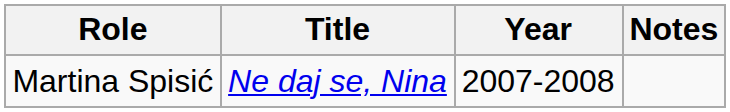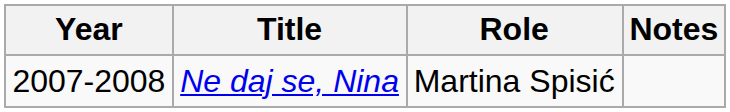columns swapped: (538, 29) <-> (113, 29)
